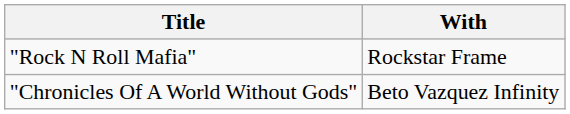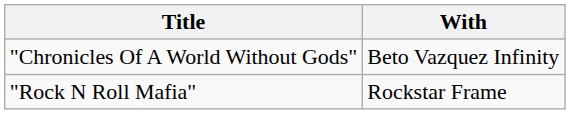rows swapped: (183, 91) <-> (103, 56)
